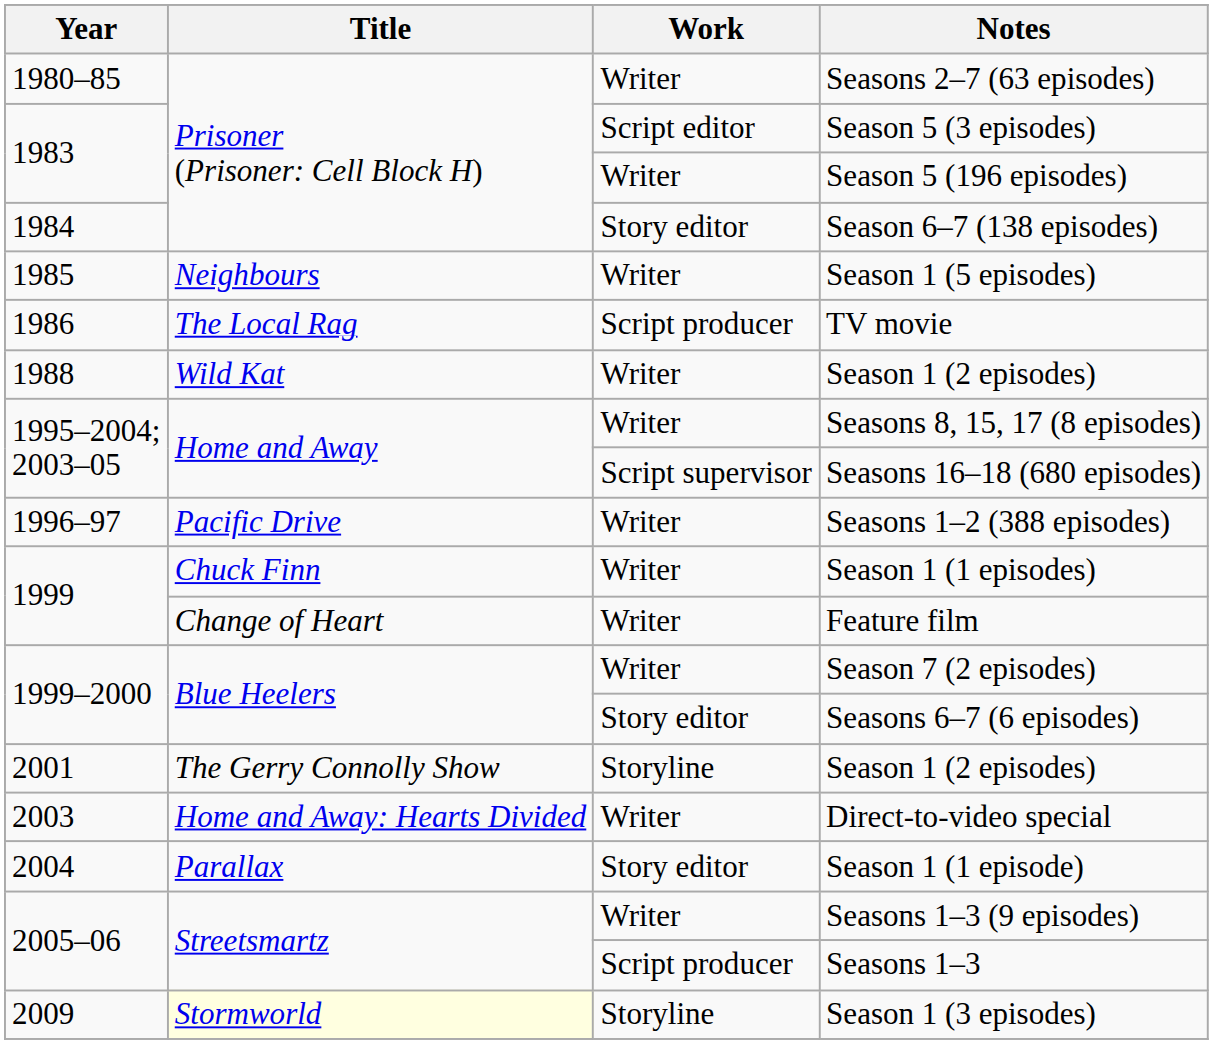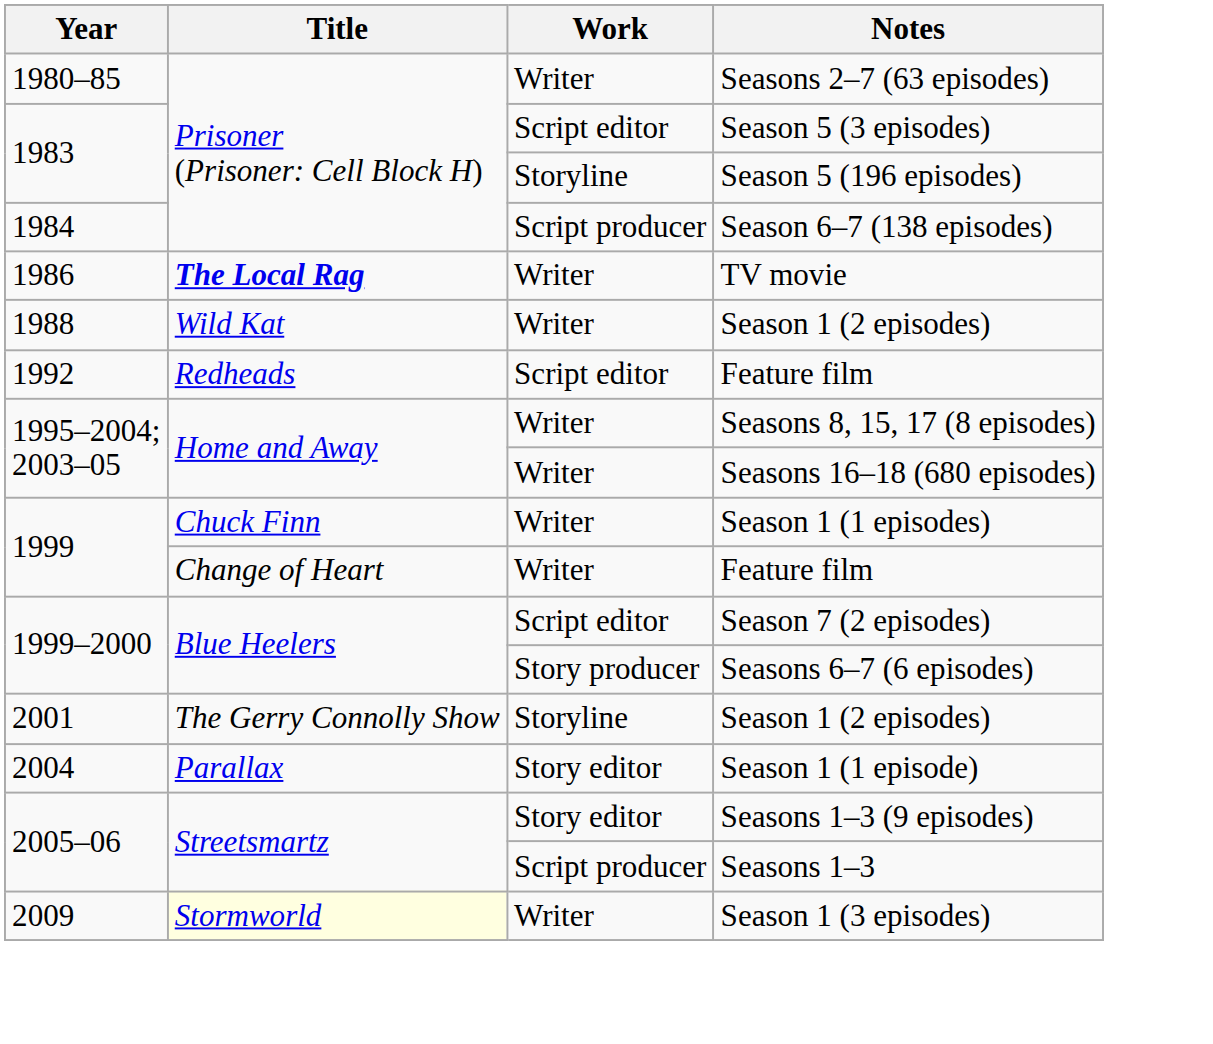(640, 176) Writer -> (571, 176) Storyline
(674, 226) Story editor -> (610, 226) Script producer
- row: (43, 275)
(266, 324) normal -> (270, 275) bold
(697, 324) Script producer -> (554, 275) Writer
+ row: (43, 373)
(706, 472) Script supervisor -> (554, 472) Writer
- row: (66, 521)
(640, 669) Writer -> (591, 619) Script editor
(674, 718) Story editor -> (607, 669) Story producer
- row: (43, 816)
(640, 915) Writer -> (588, 816) Story editor
(657, 1013) Storyline -> (554, 915) Writer
